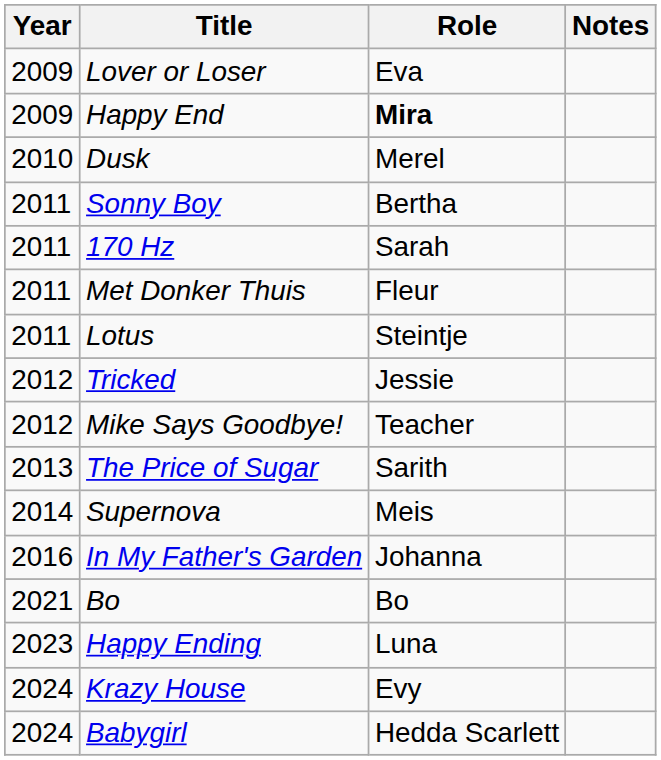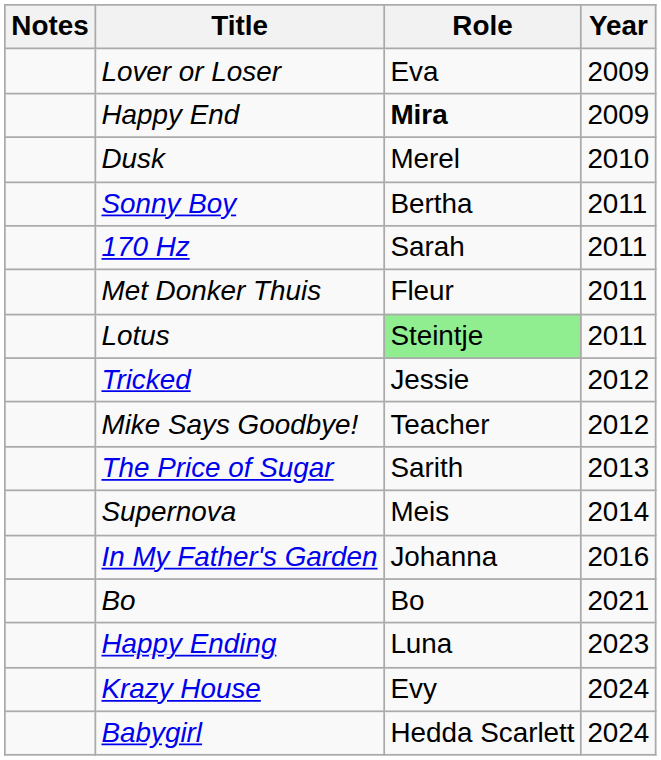columns swapped: (42, 26) <-> (611, 26)
(421, 335) no background -> (437, 335) lightgreen background
